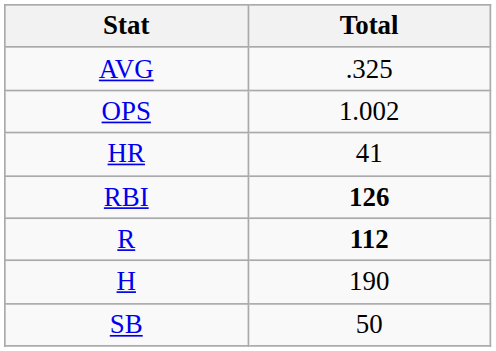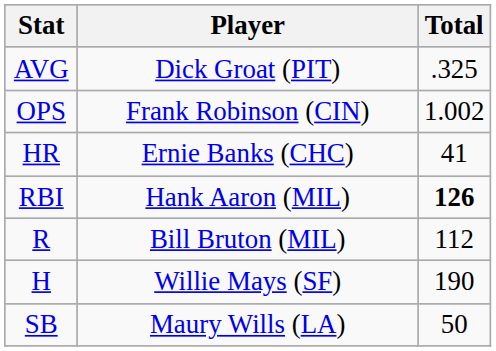+ column: (248, 25)
(369, 238) bold -> (454, 238) normal
